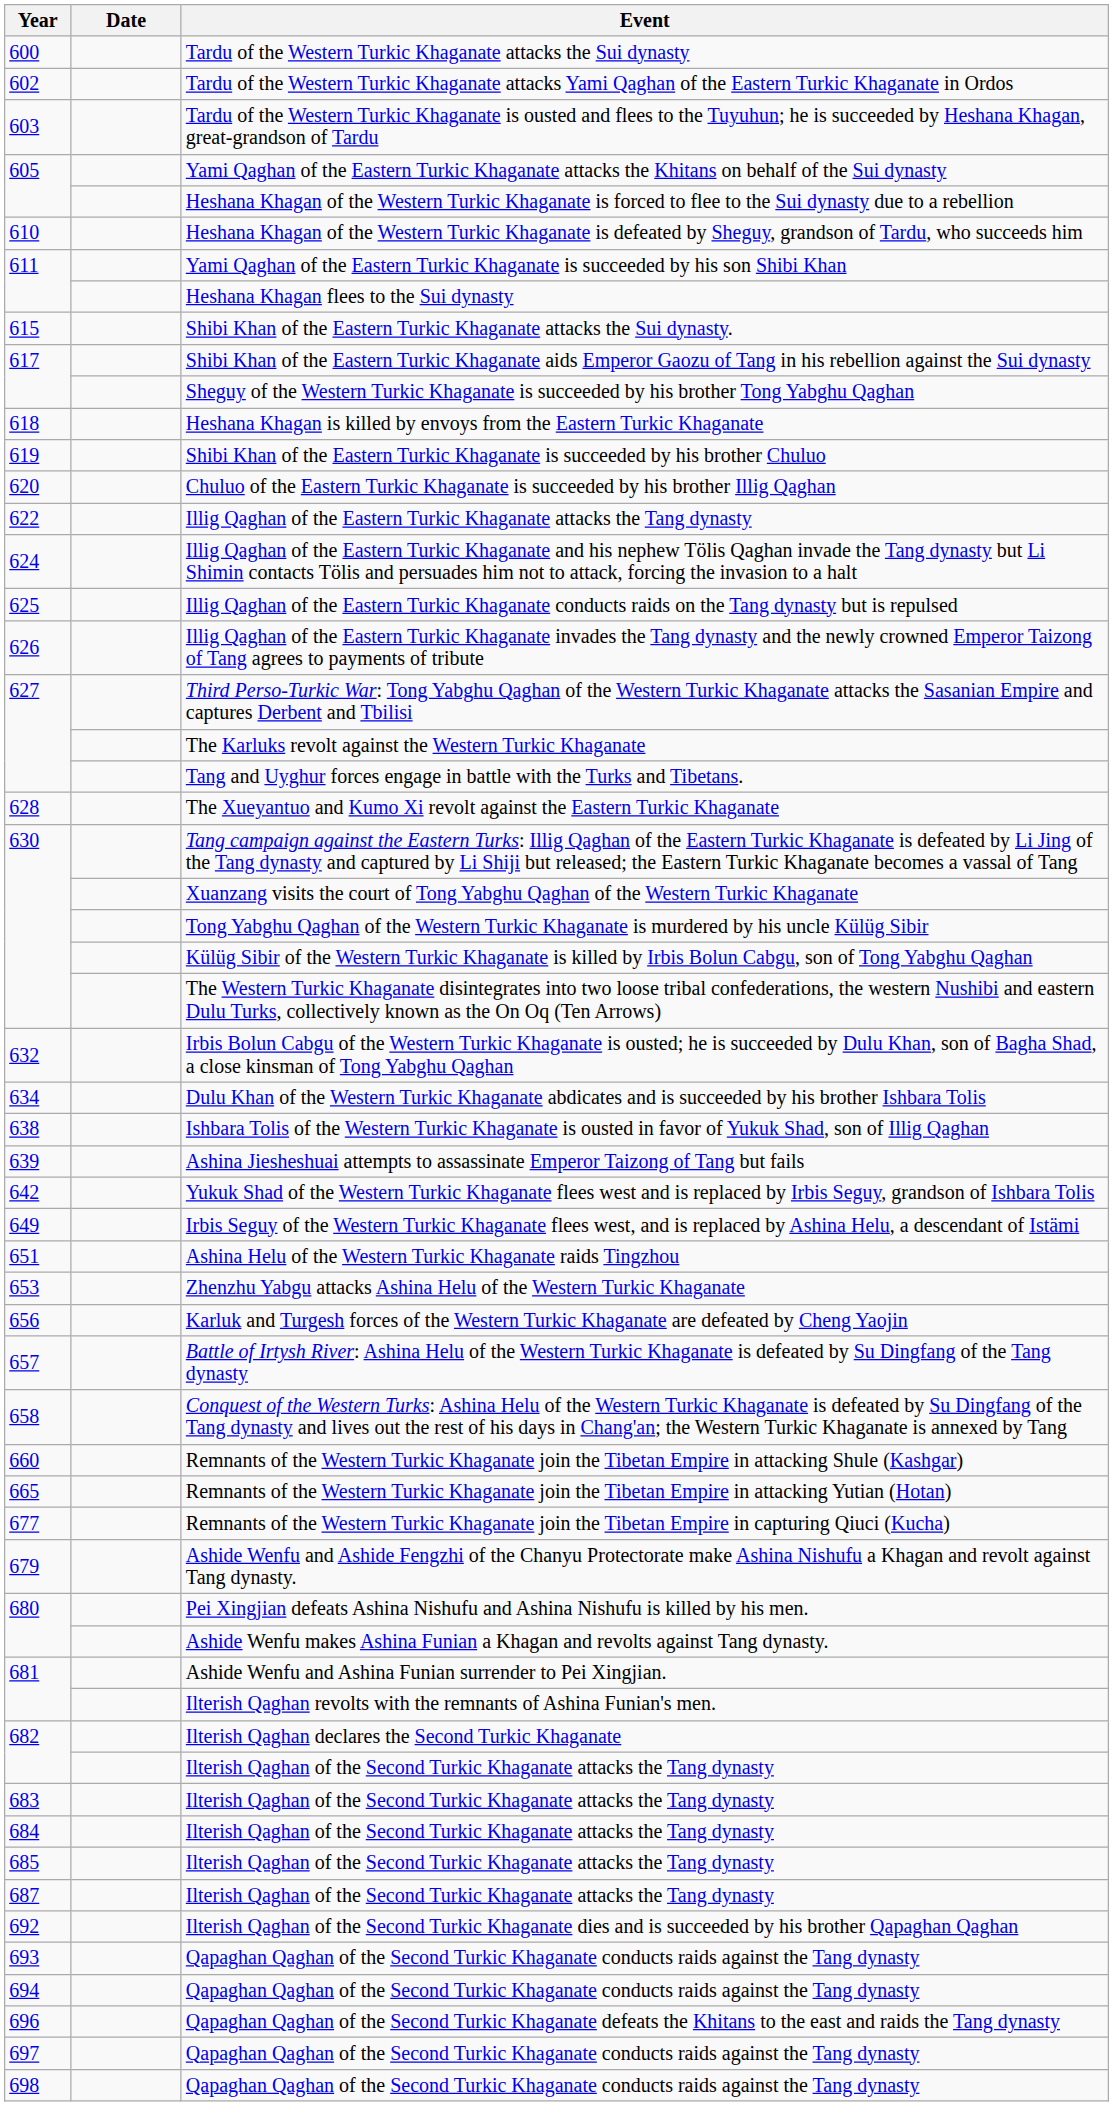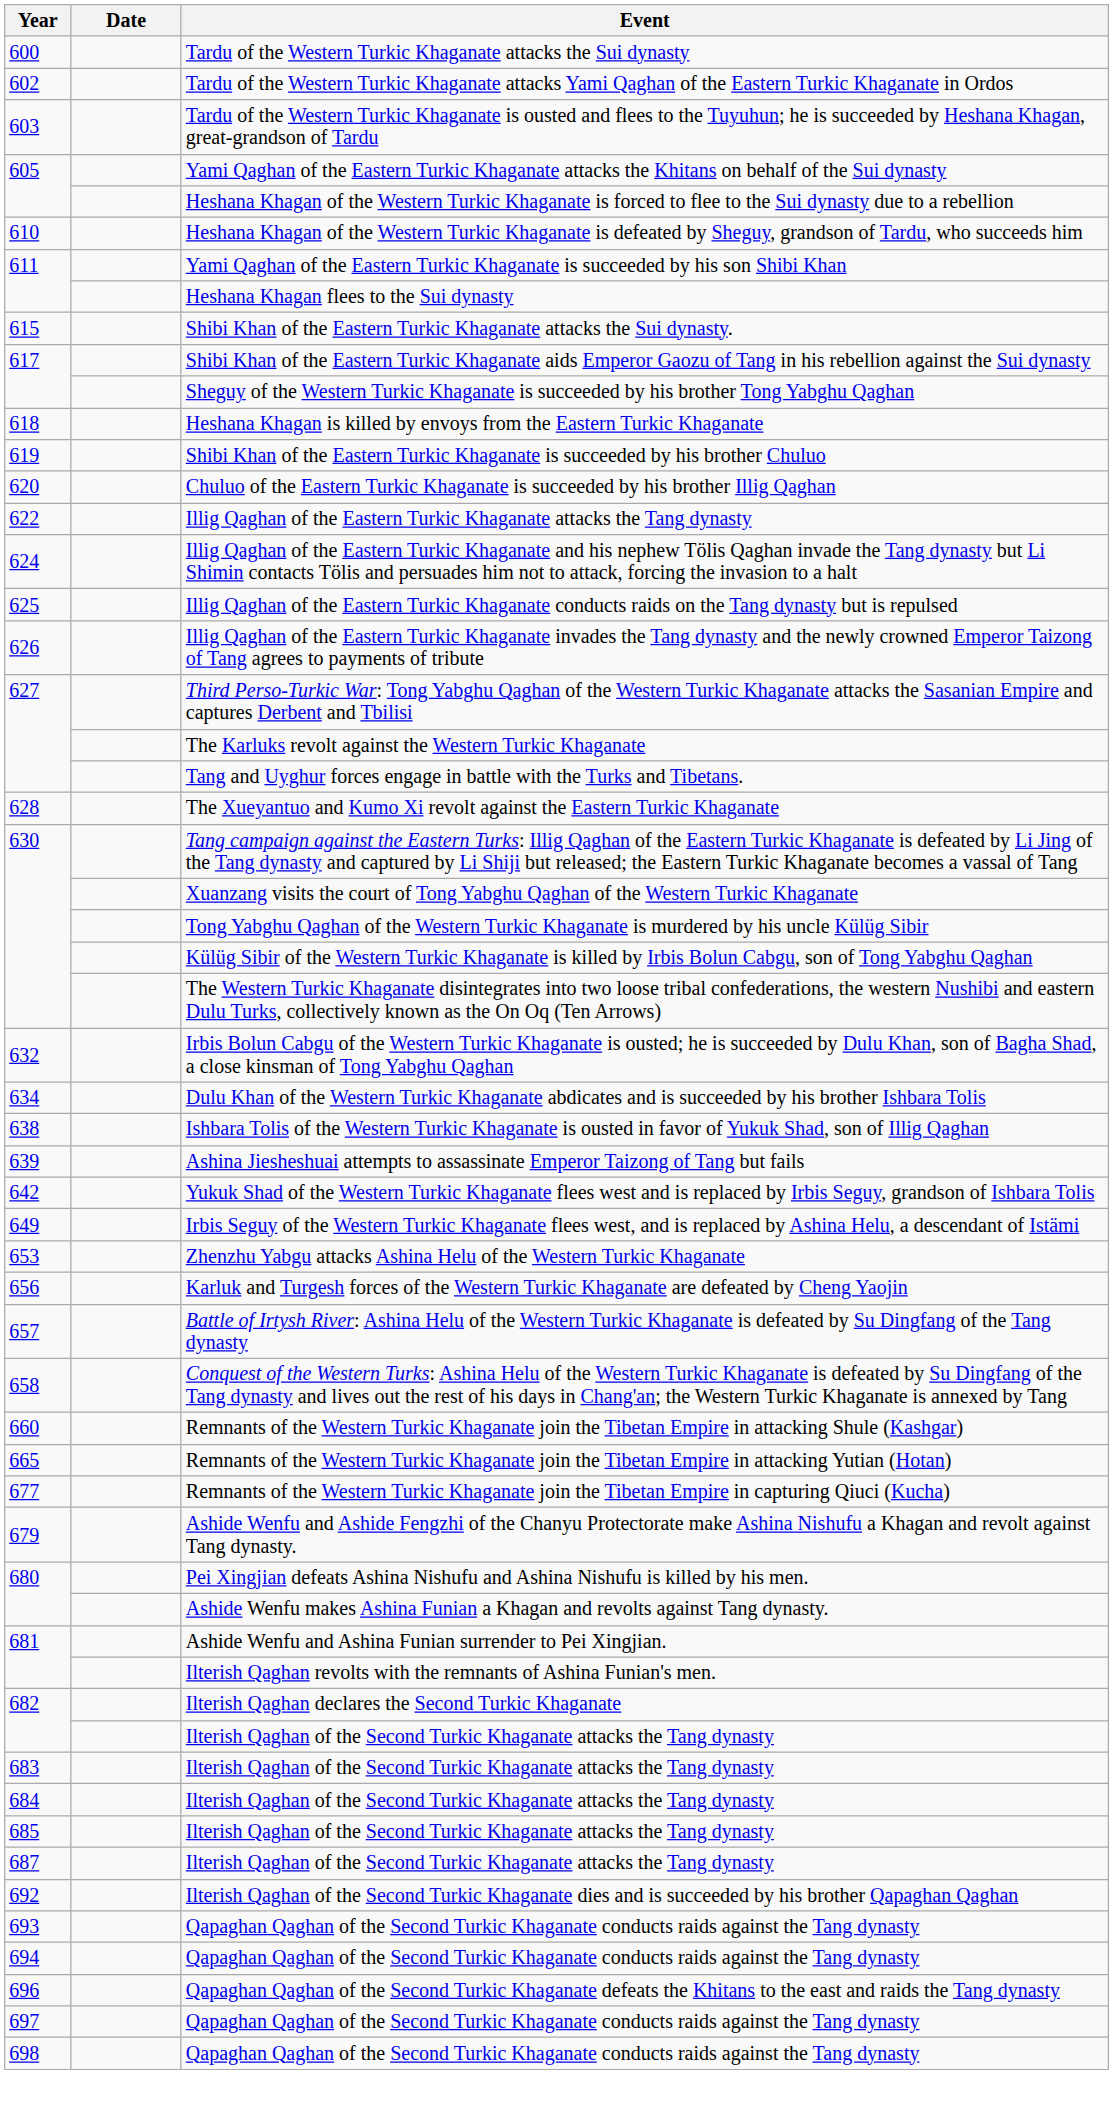- row: (24, 1256)
